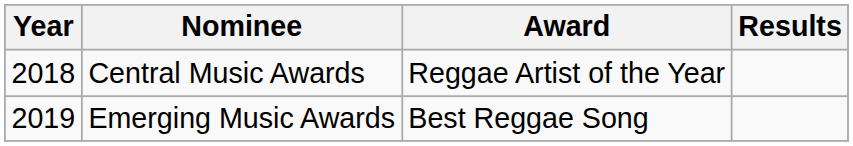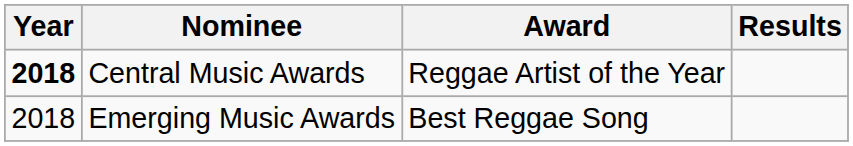(43, 72) normal -> (43, 72) bold
(43, 118) 2019 -> (43, 118) 2018
